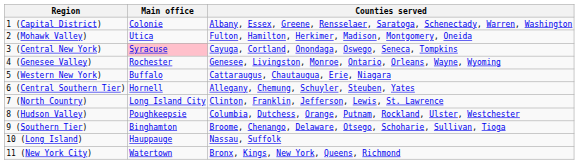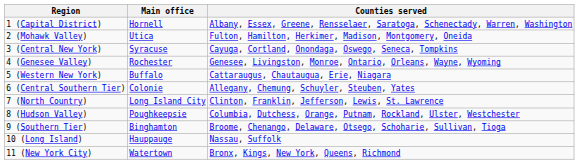(146, 24) Colonie -> (146, 24) Hornell
(148, 50) pink background -> (148, 50) no background
(146, 88) Hornell -> (146, 88) Colonie
